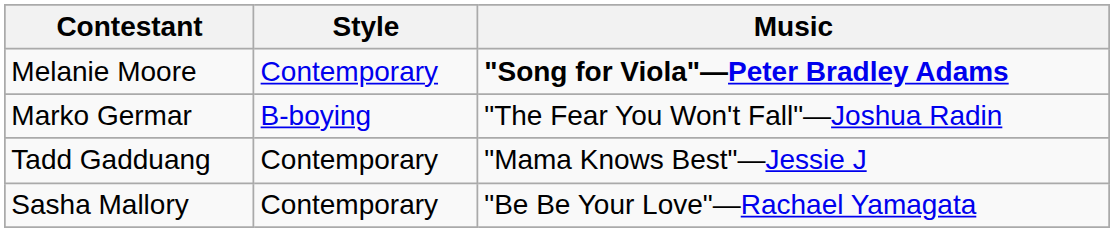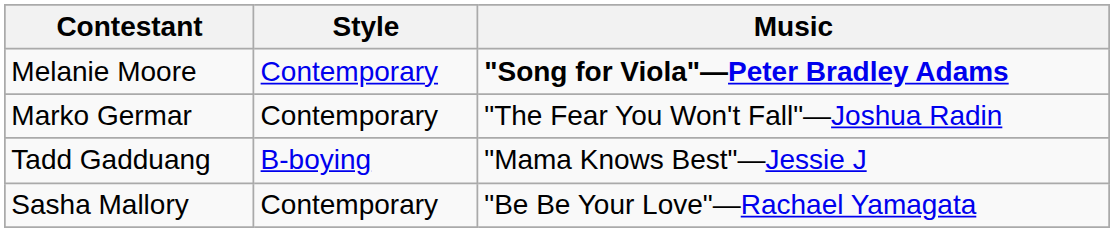(316, 115) B-boying -> (349, 115) Contemporary
(349, 159) Contemporary -> (316, 159) B-boying
